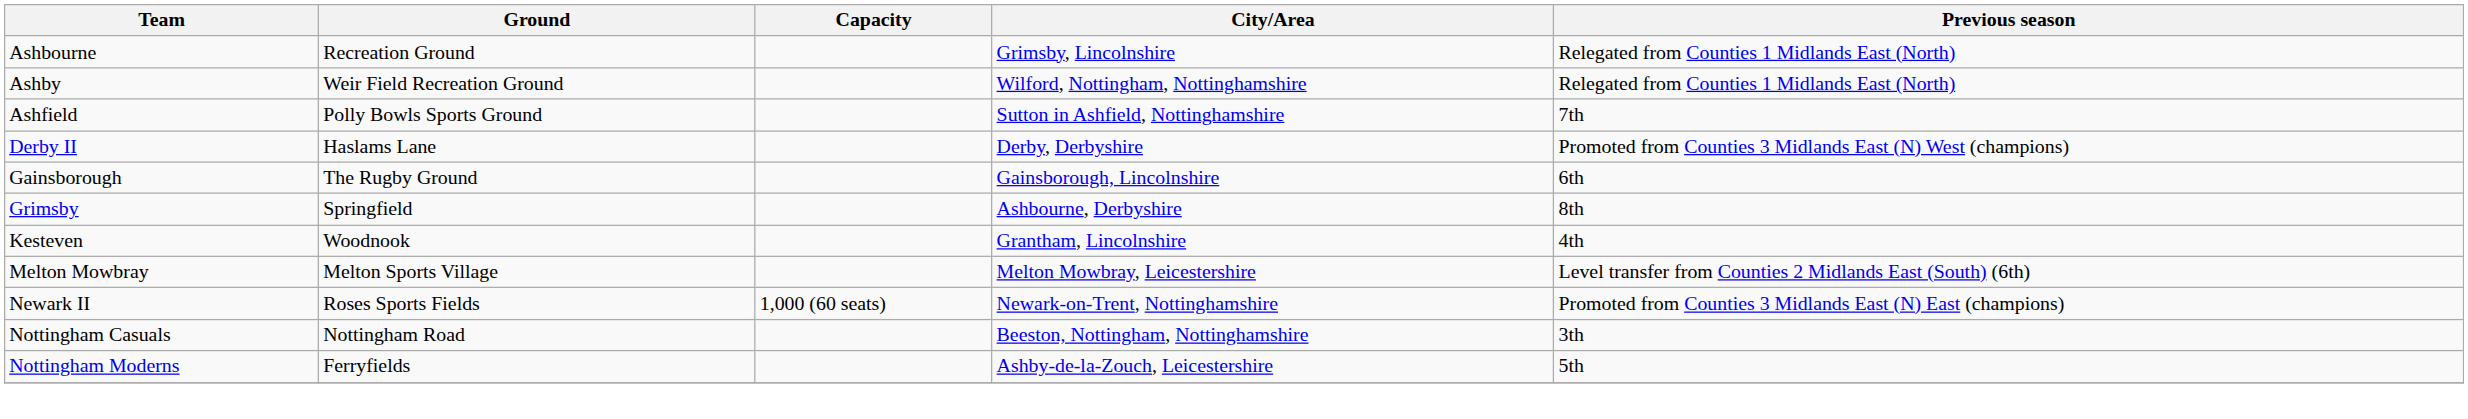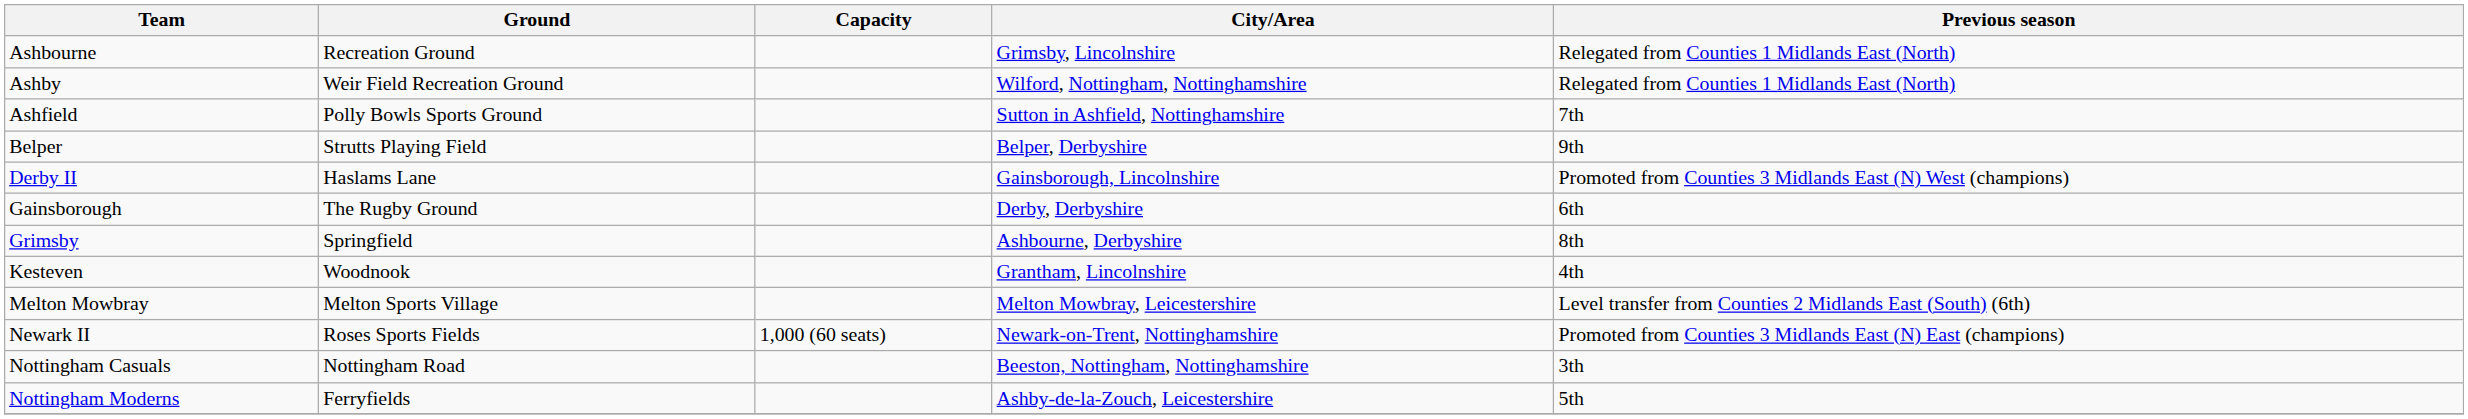+ row: (36, 146)
(1070, 146) Derby, Derbyshire -> (1108, 177) Gainsborough, Lincolnshire
(1108, 177) Gainsborough, Lincolnshire -> (1070, 209) Derby, Derbyshire
